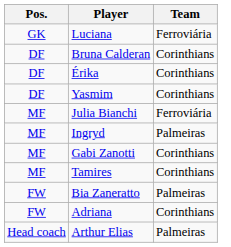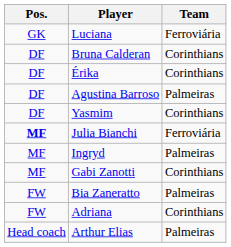+ row: (115, 93)
(37, 113) normal -> (37, 133) bold
- row: (92, 172)
